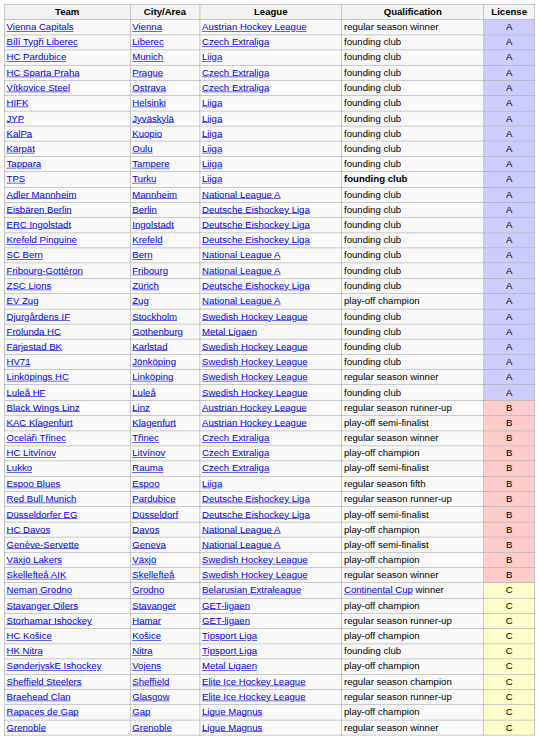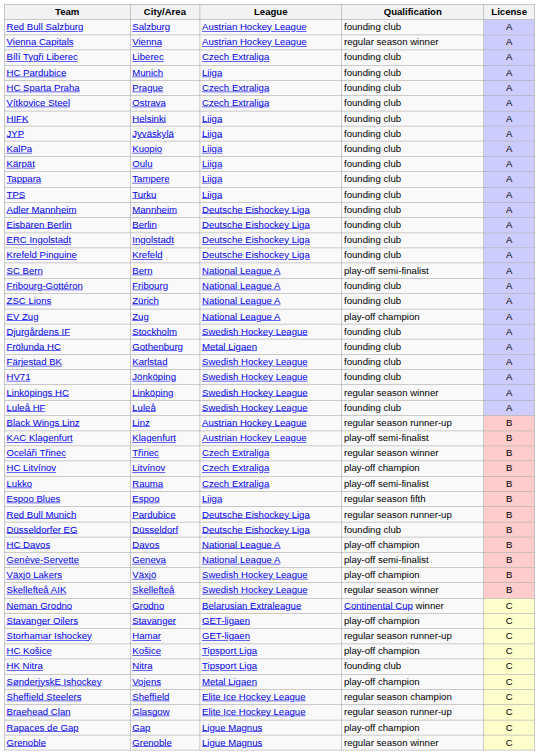+ row: (45, 27)
(376, 179) bold -> (373, 194) normal
(241, 194) National League A -> (256, 210) Deutsche Eishockey Liga
(373, 255) founding club -> (386, 270) play-off semi-finalist
(256, 286) Deutsche Eishockey Liga -> (241, 301) National League A
(386, 514) play-off semi-finalist -> (373, 529) founding club
